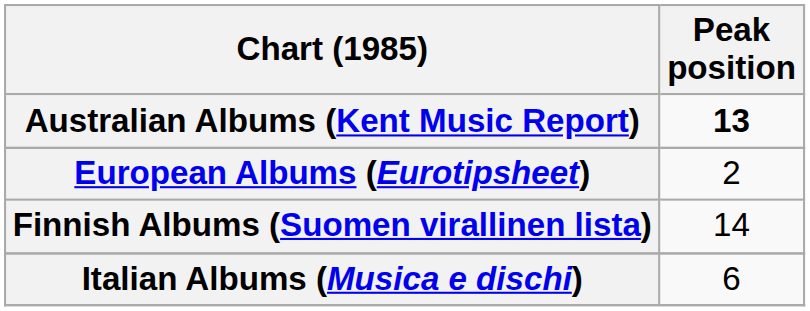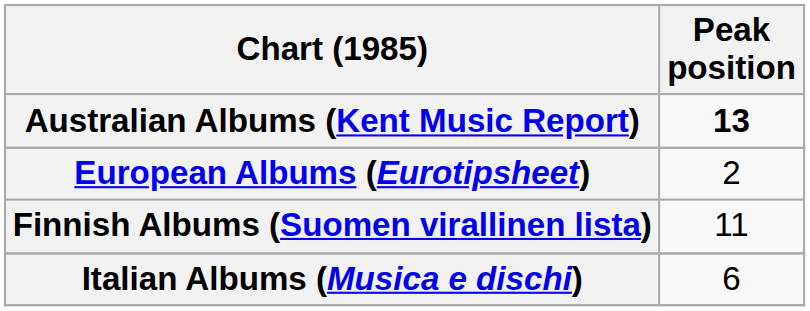(732, 225) 14 -> (732, 225) 11
